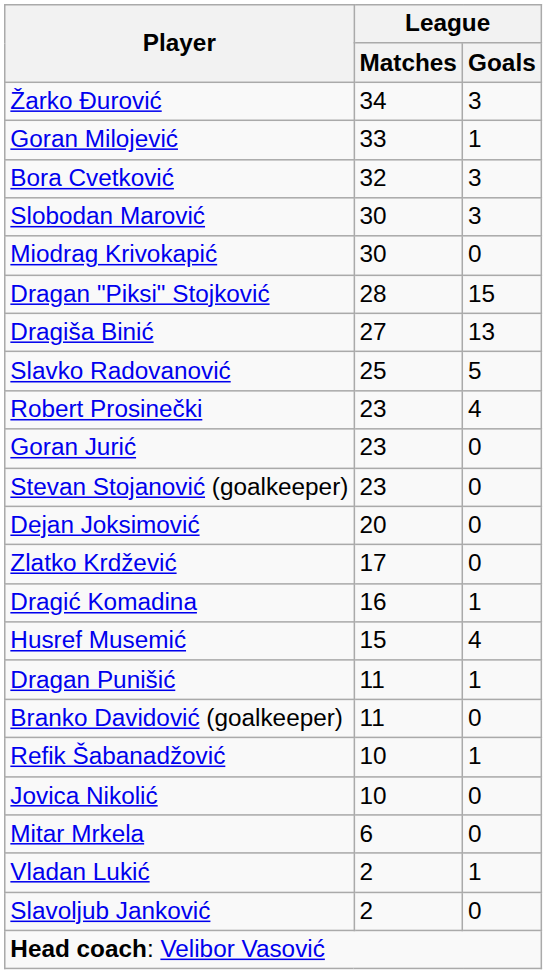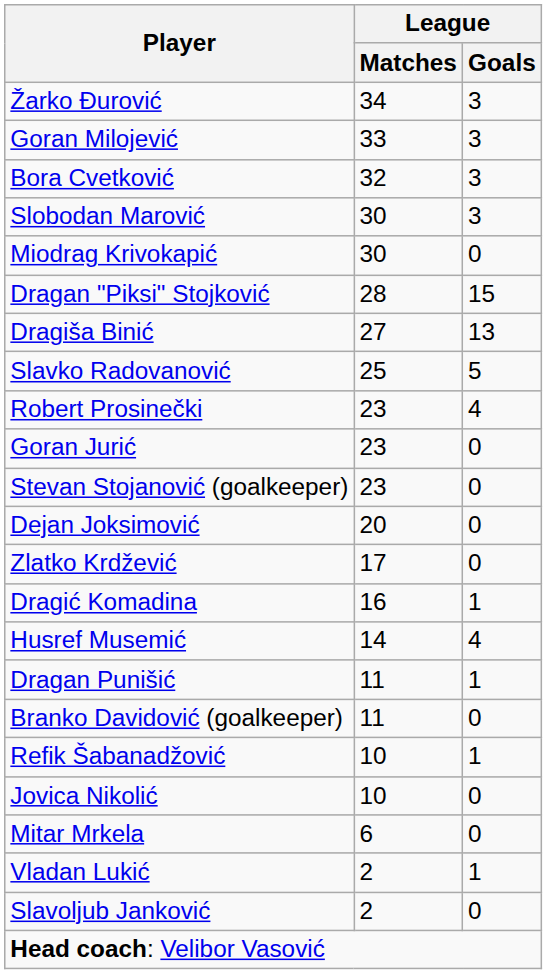(475, 139) 1 -> (475, 139) 3
(373, 640) 15 -> (373, 640) 14
